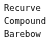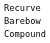rows swapped: (25, 21) <-> (22, 33)
